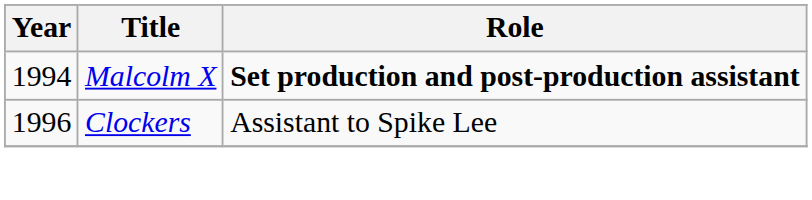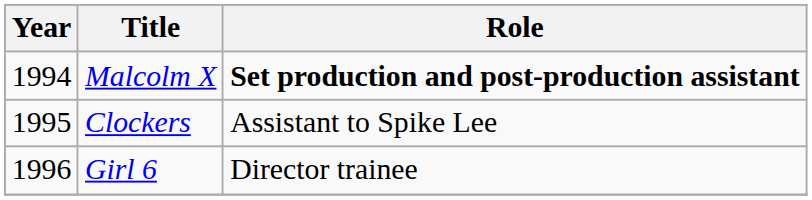(42, 122) 1996 -> (42, 122) 1995
+ row: (121, 169)
